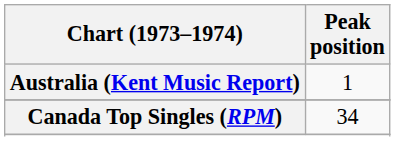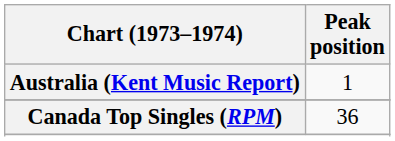(347, 116) 34 -> (347, 116) 36
